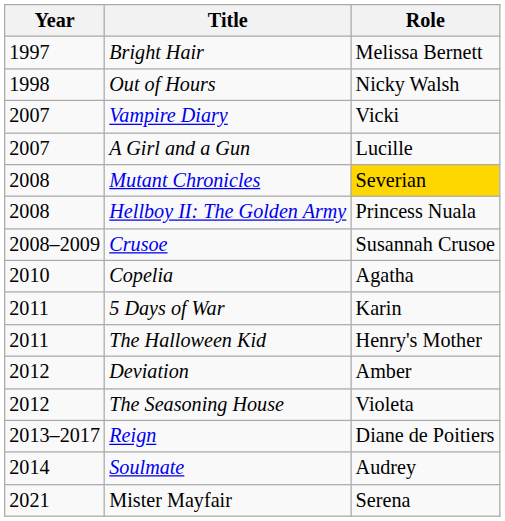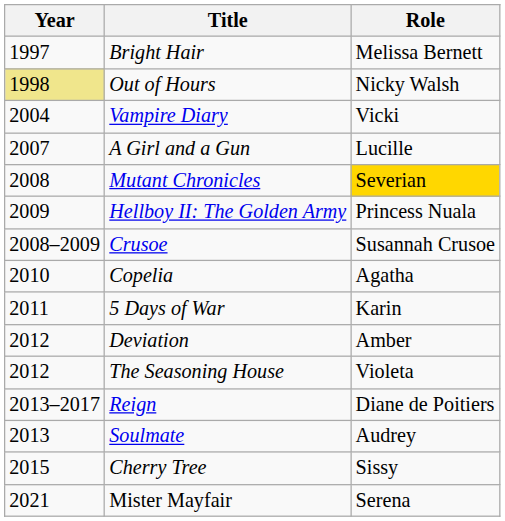(29, 84) no background -> (29, 84) khaki background
(29, 116) 2007 -> (29, 116) 2004
(29, 212) 2008 -> (29, 212) 2009
- row: (188, 340)
(29, 468) 2014 -> (29, 436) 2013
+ row: (158, 468)
